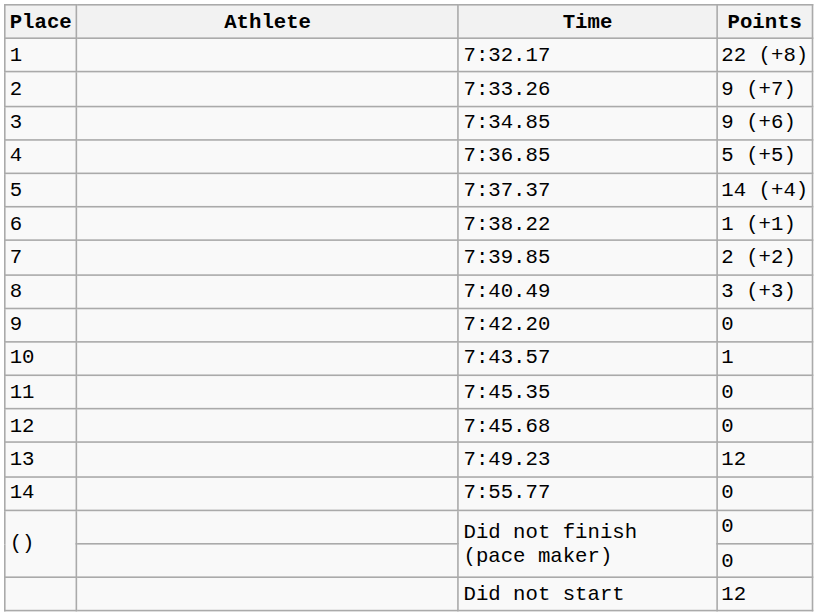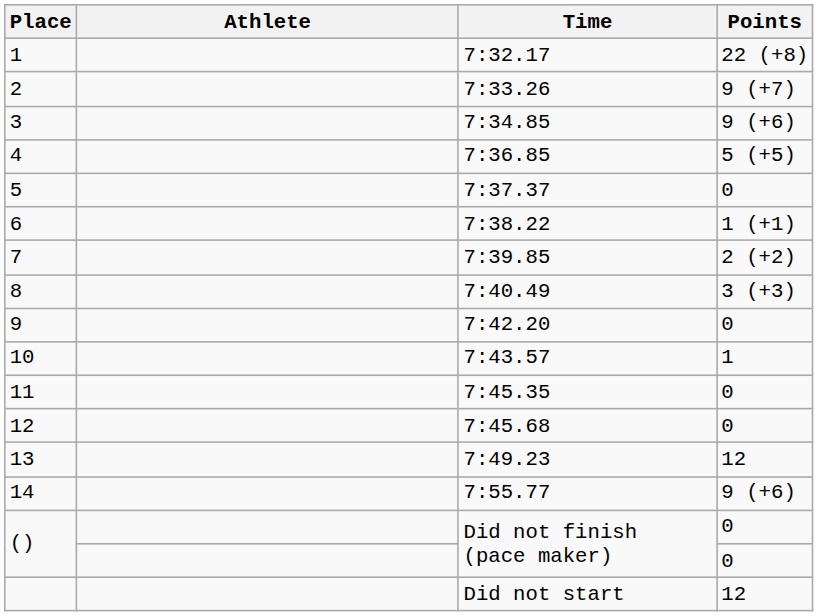(765, 190) 14 (+4) -> (728, 190) 0
(728, 493) 0 -> (759, 493) 9 (+6)
